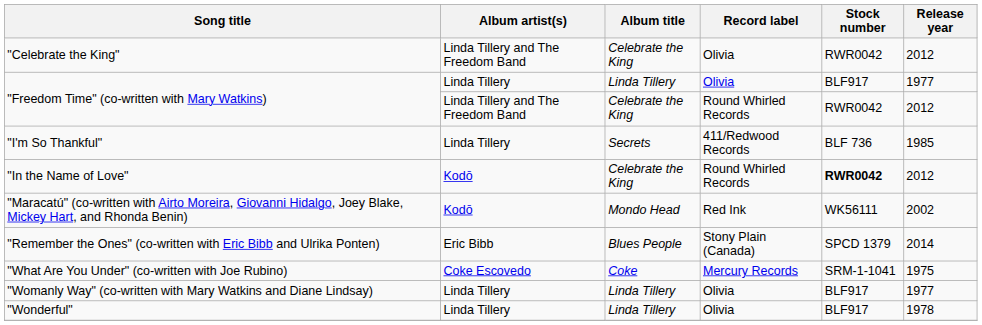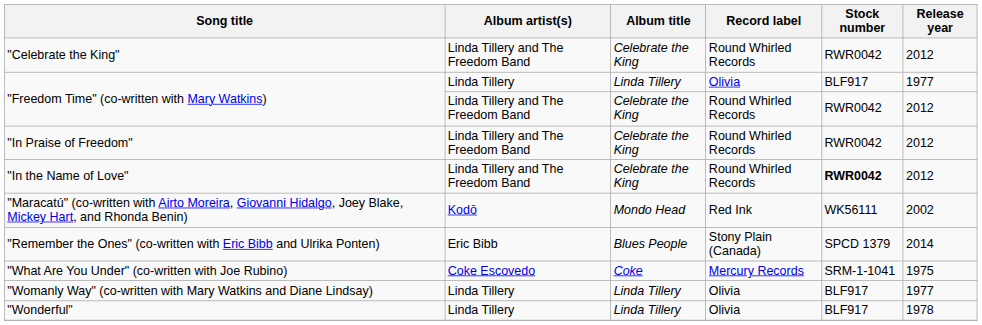(719, 55) Olivia -> (750, 55) Round Whirled Records
- row: (55, 142)
+ row: (70, 142)
(458, 176) Kodō -> (506, 176) Linda Tillery and The Freedom Band
